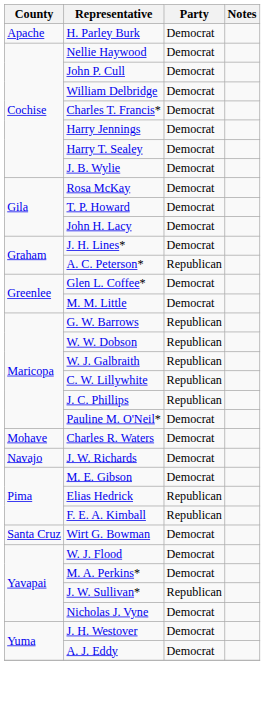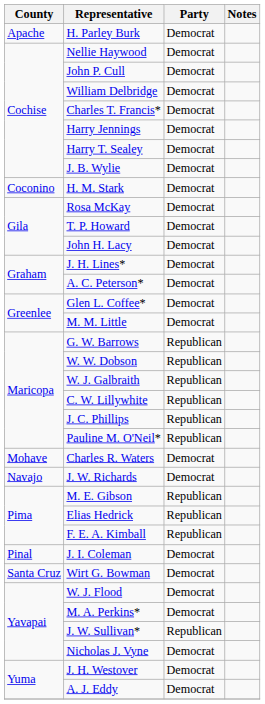+ row: (95, 187)
(194, 264) Republican -> (191, 284) Democrat
(191, 419) Democrat -> (194, 438) Republican
(191, 476) Democrat -> (194, 496) Republican
+ row: (99, 554)
